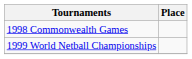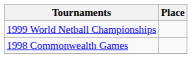rows swapped: (67, 29) <-> (81, 45)
